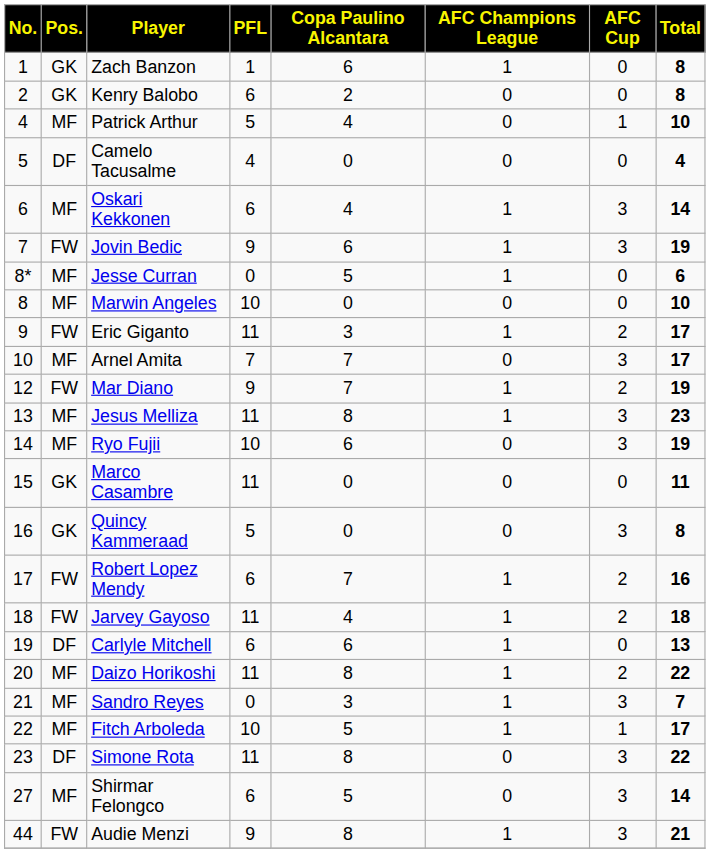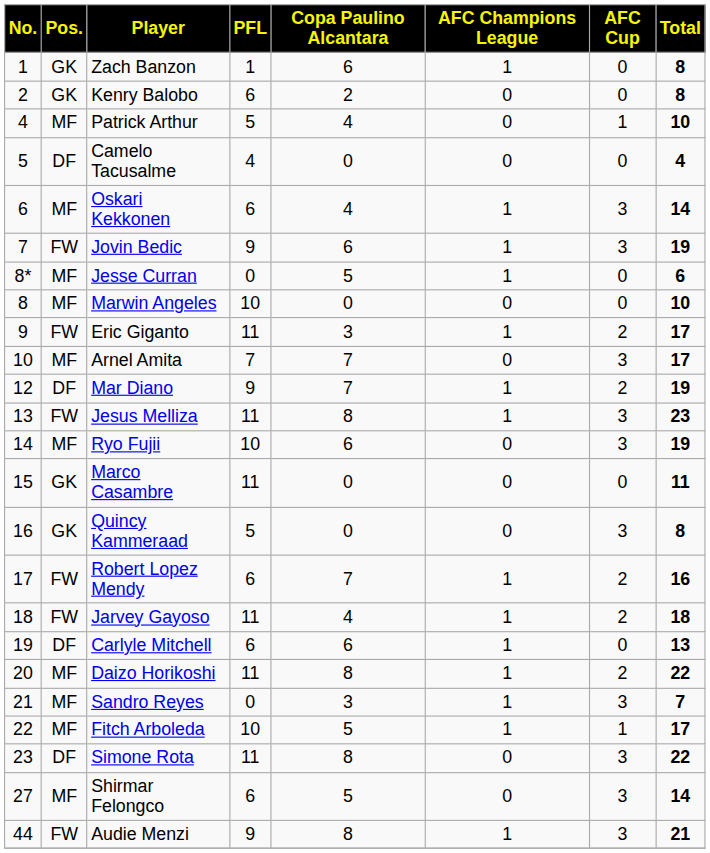(64, 388) FW -> (64, 388) DF
(64, 416) MF -> (64, 416) FW
